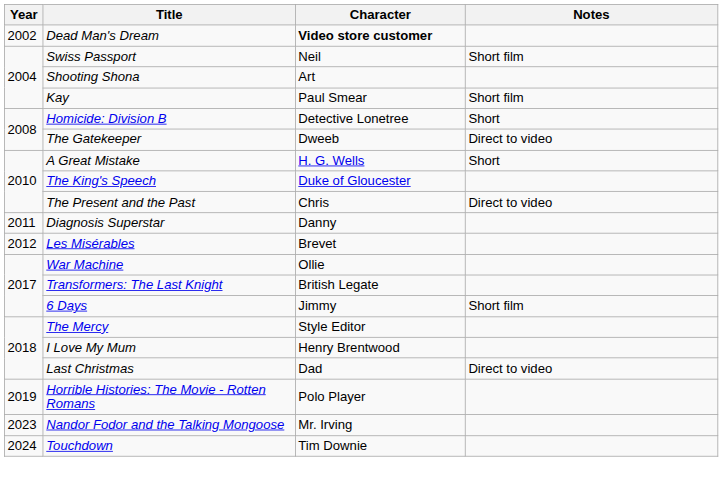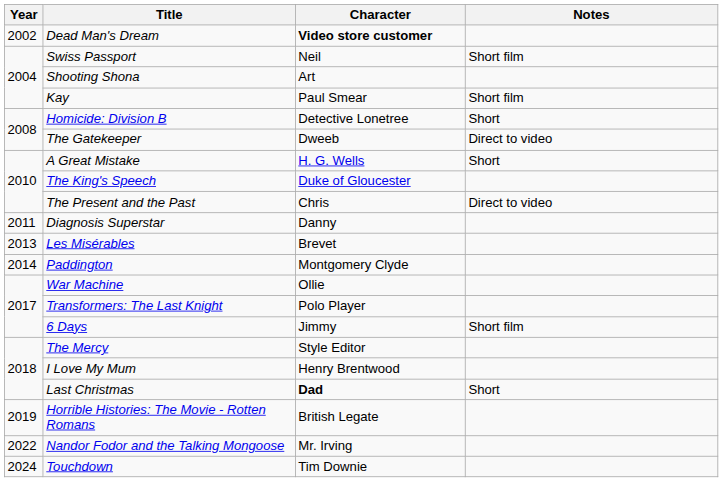(22, 243) 2012 -> (22, 243) 2013
+ row: (79, 264)
(338, 285) British Legate -> (332, 306) Polo Player
(310, 368) normal -> (311, 389) bold
(510, 368) Direct to video -> (484, 389) Short
(332, 396) Polo Player -> (338, 417) British Legate
(22, 425) 2023 -> (22, 445) 2022
